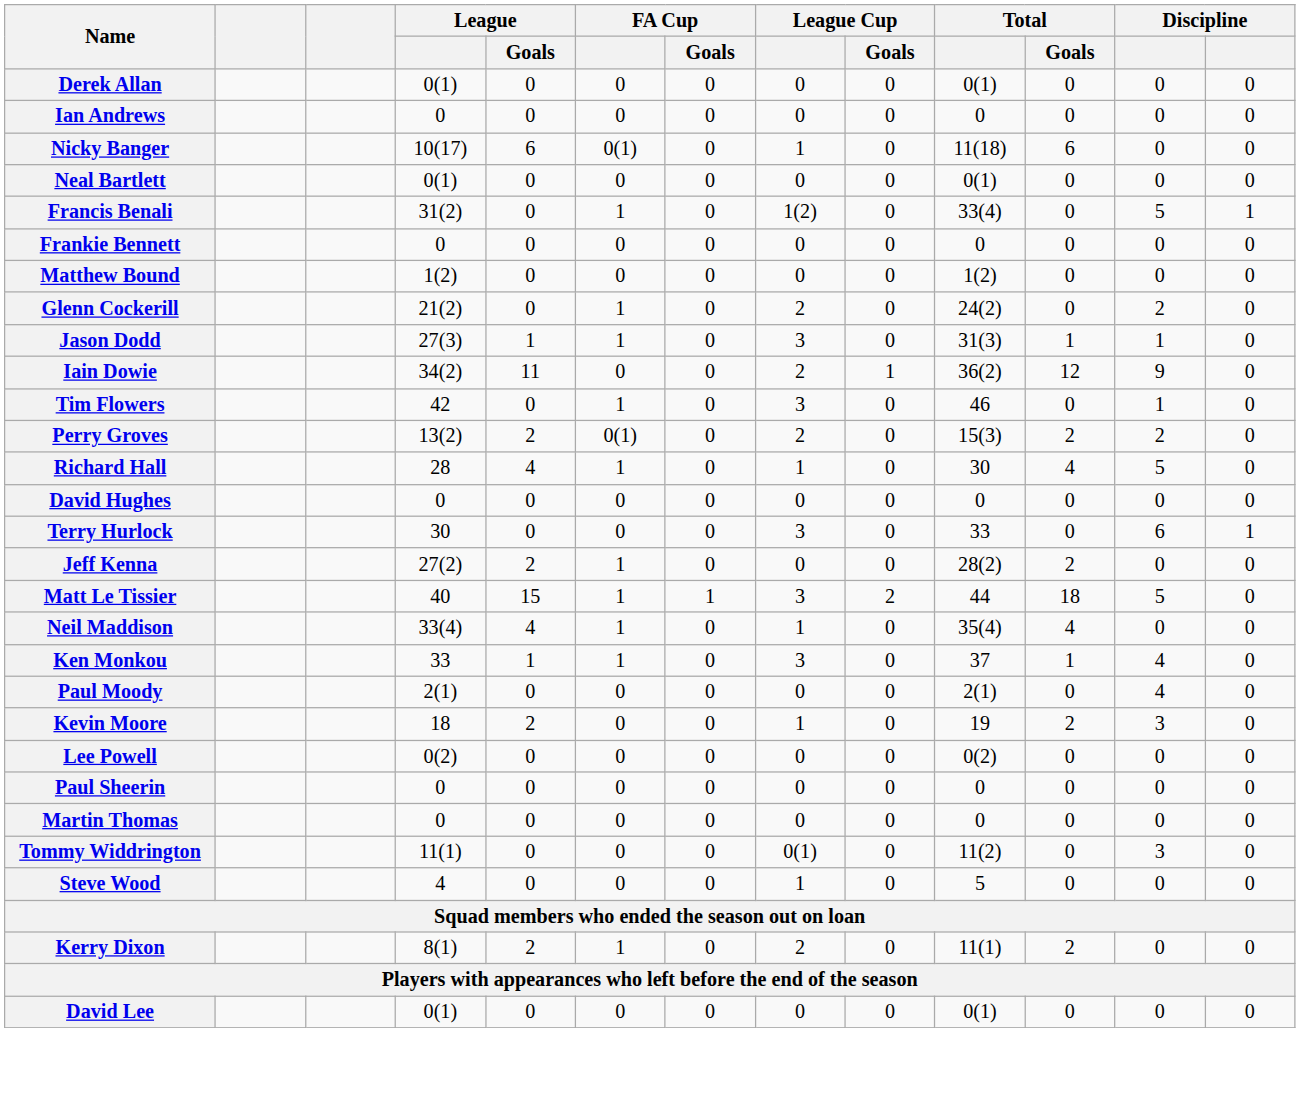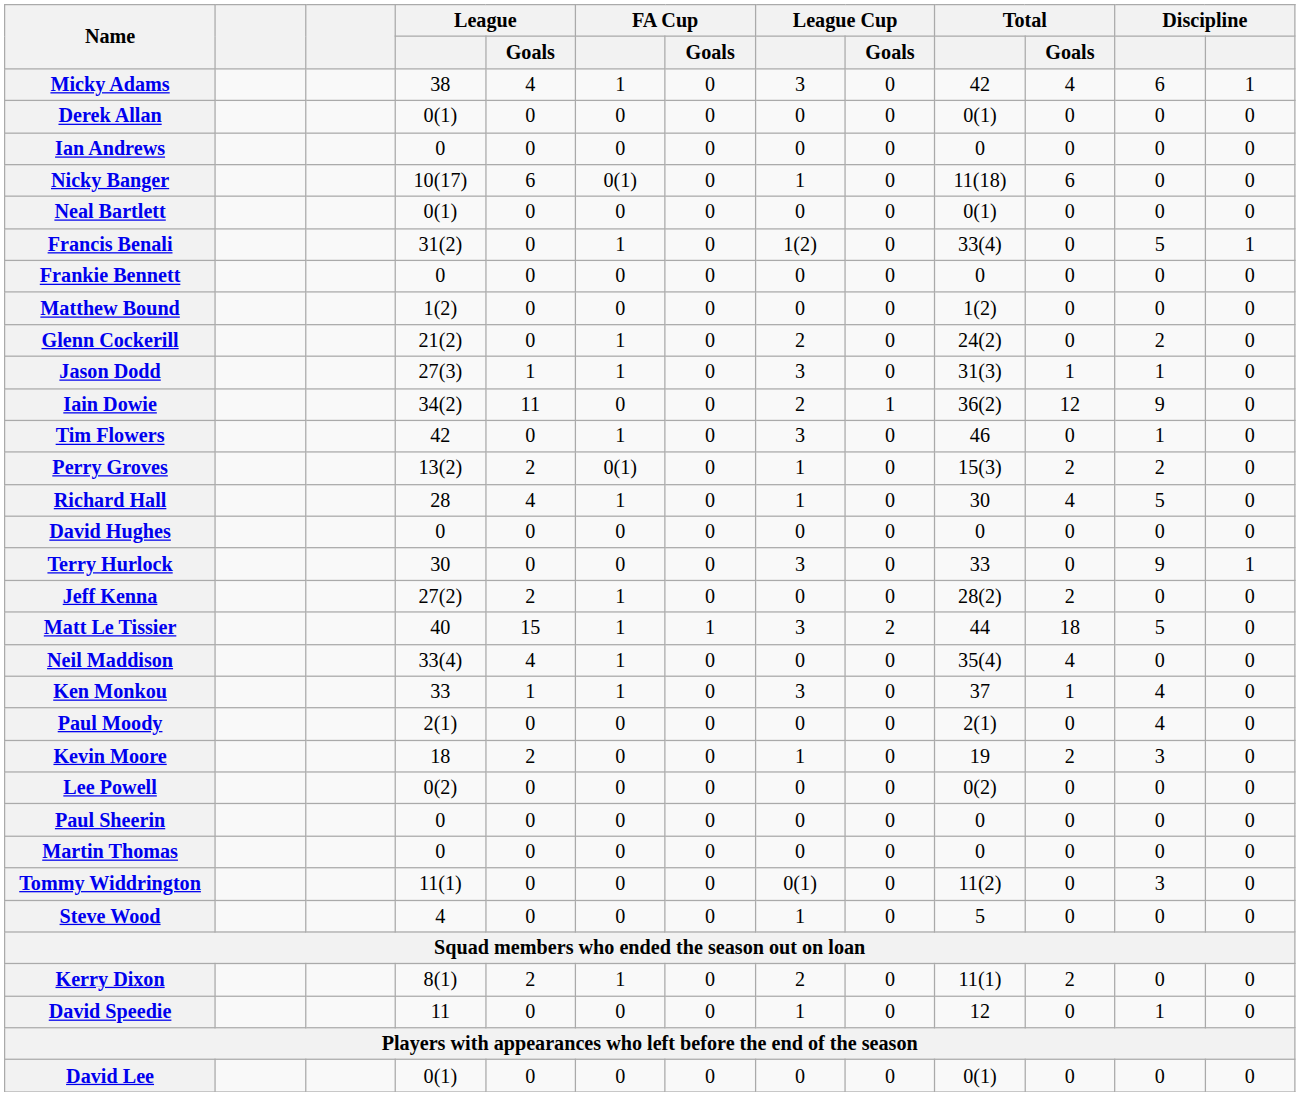+ row: (110, 84)
(800, 436) 2 -> (800, 468) 1
(1160, 532) 6 -> (1160, 564) 9
(800, 627) 1 -> (800, 659) 0
+ row: (110, 1011)
